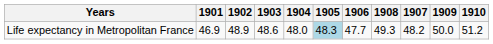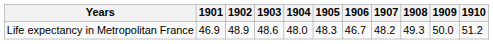columns swapped: (415, 13) <-> (386, 13)
(326, 30) lightblue background -> (326, 30) no background
(355, 30) 47.7 -> (355, 30) 46.7
